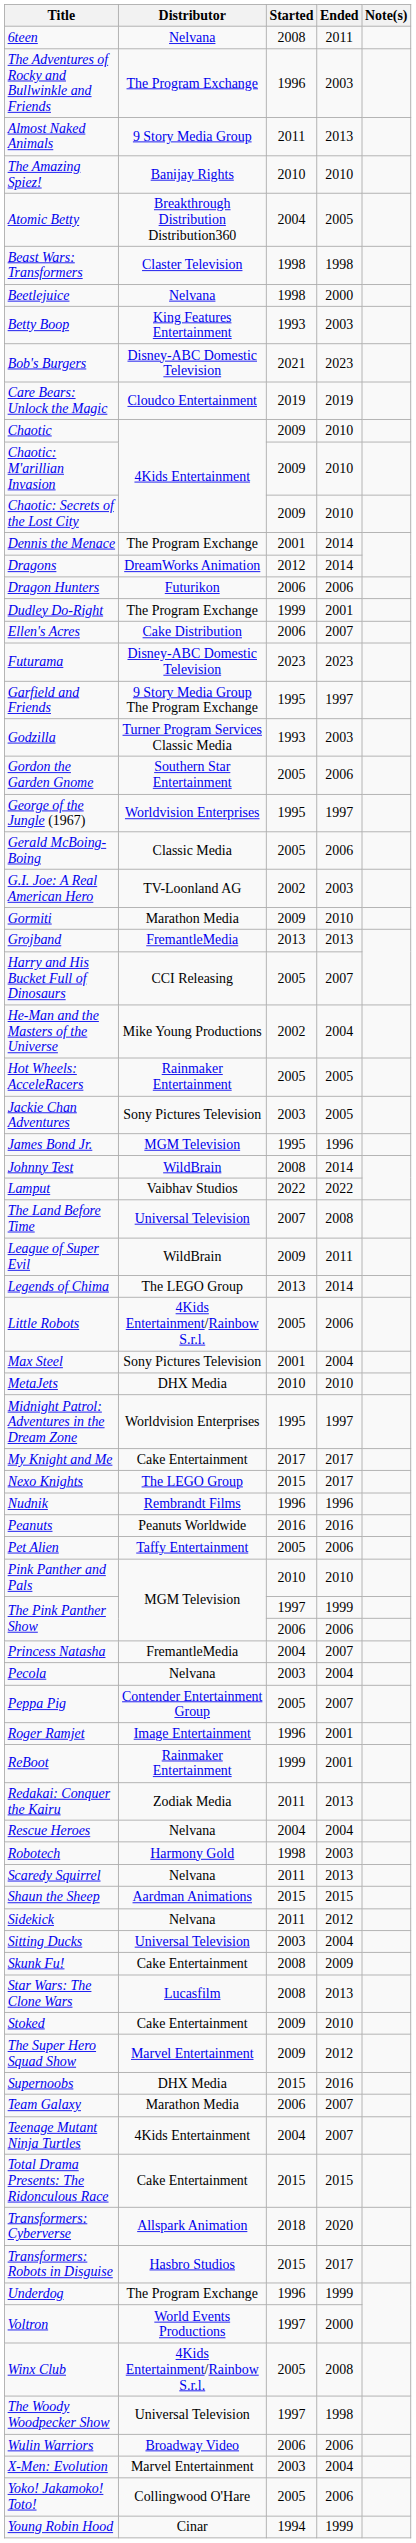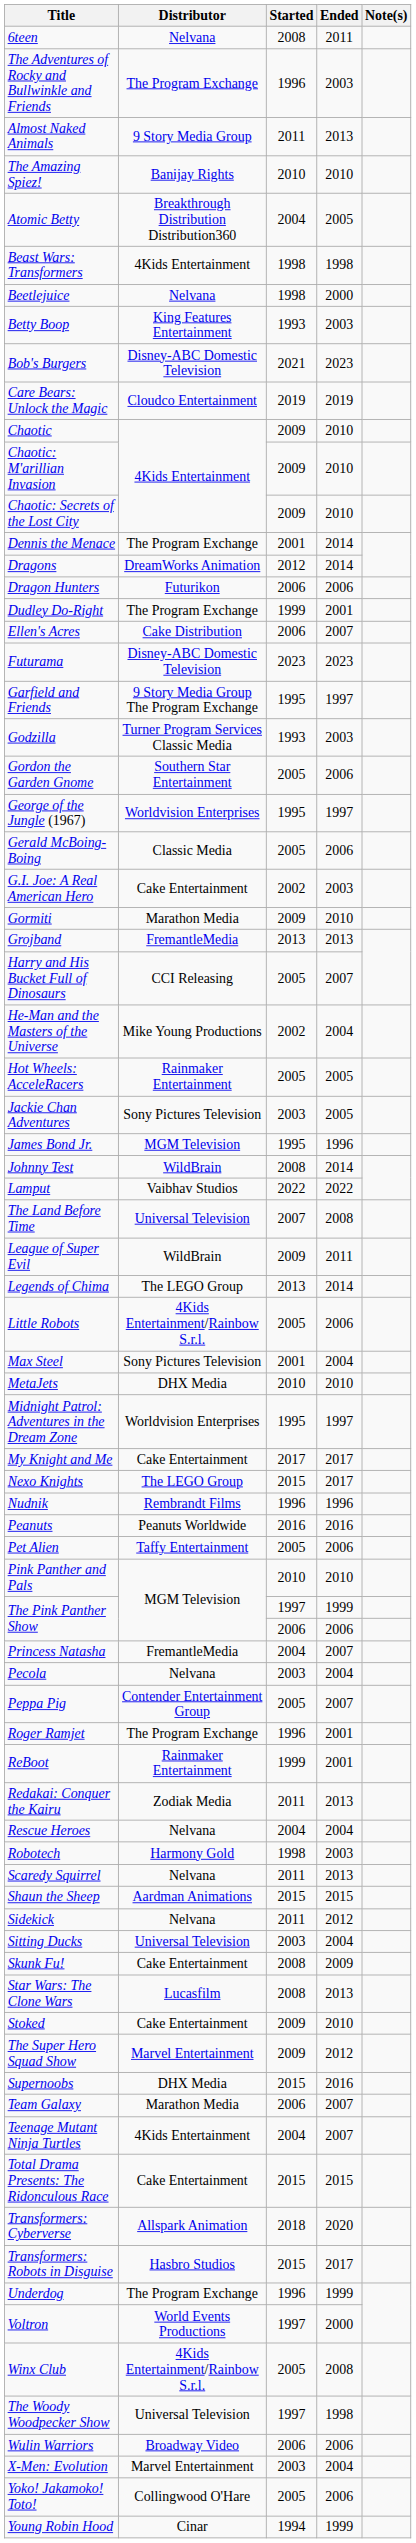(192, 265) Claster Television -> (192, 265) 4Kids Entertainment
(192, 888) TV-Loonland AG -> (192, 888) Cake Entertainment
(192, 1733) Image Entertainment -> (192, 1733) The Program Exchange
